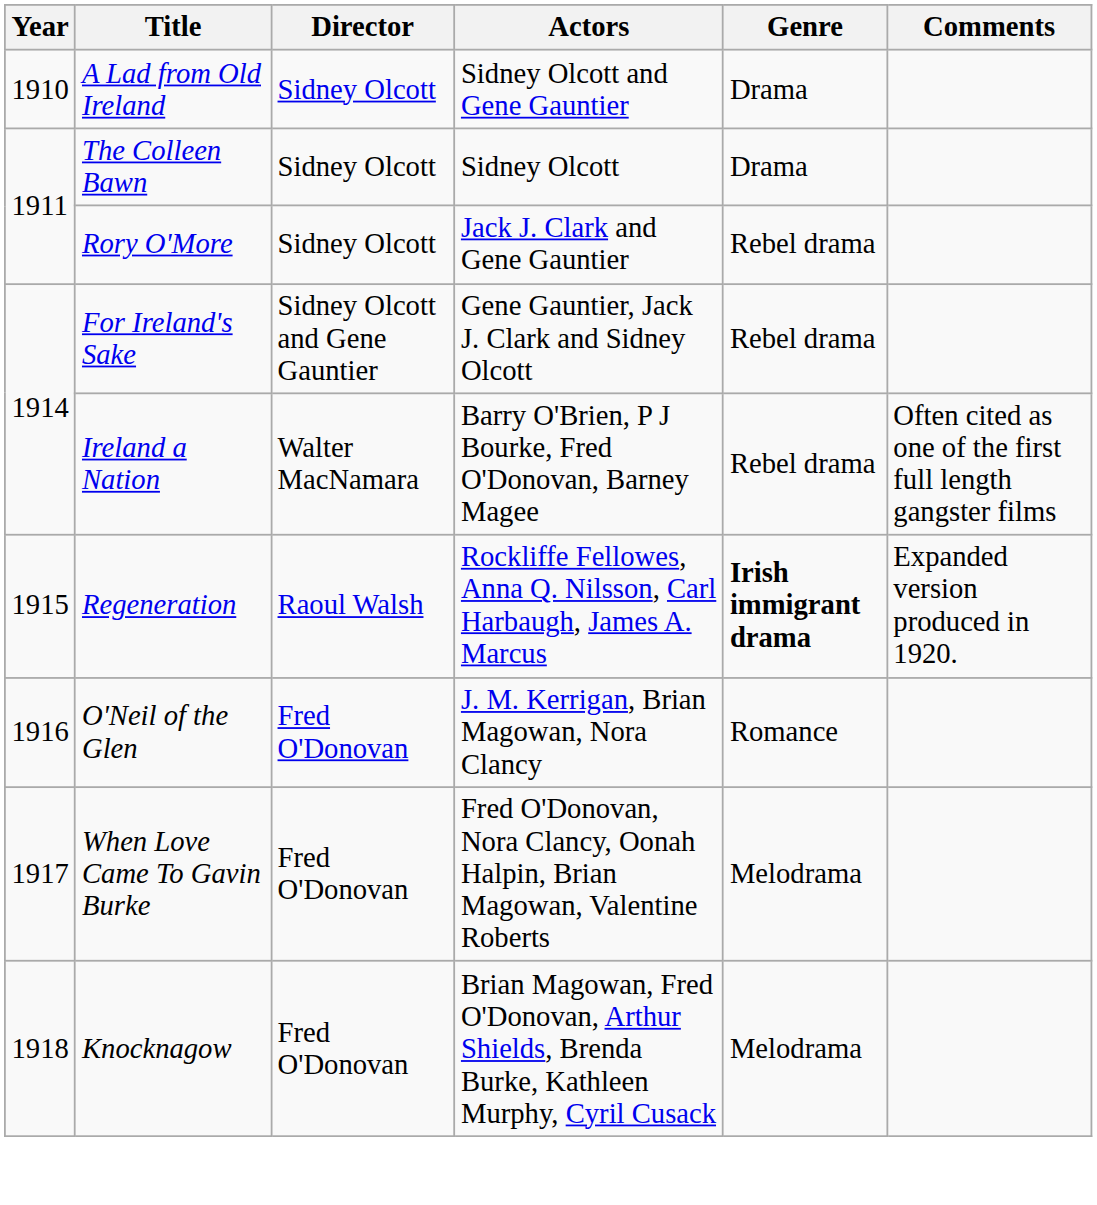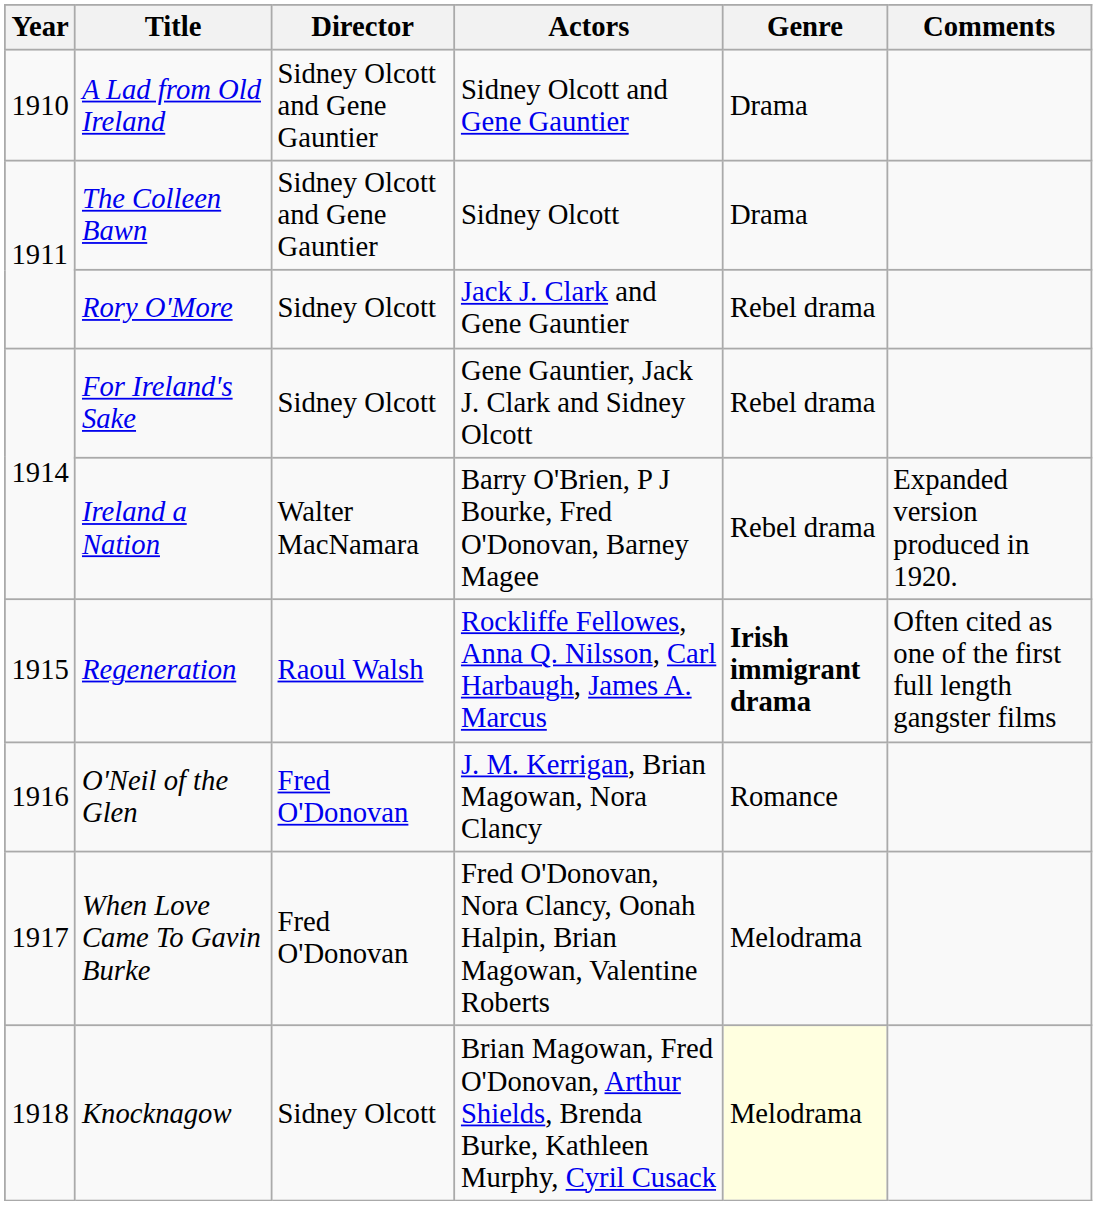(357, 88) Sidney Olcott -> (357, 104) Sidney Olcott and Gene Gauntier
(357, 166) Sidney Olcott -> (357, 214) Sidney Olcott and Gene Gauntier
(357, 337) Sidney Olcott and Gene Gauntier -> (357, 402) Sidney Olcott
(977, 463) Often cited as one of the first full length gangster films -> (961, 528) Expanded version produced in 1920.
(961, 605) Expanded version produced in 1920. -> (977, 670) Often cited as one of the first full length gangster films
(343, 1048) Fred O'Donovan -> (357, 1112) Sidney Olcott
(796, 1048) no background -> (796, 1112) lightyellow background
